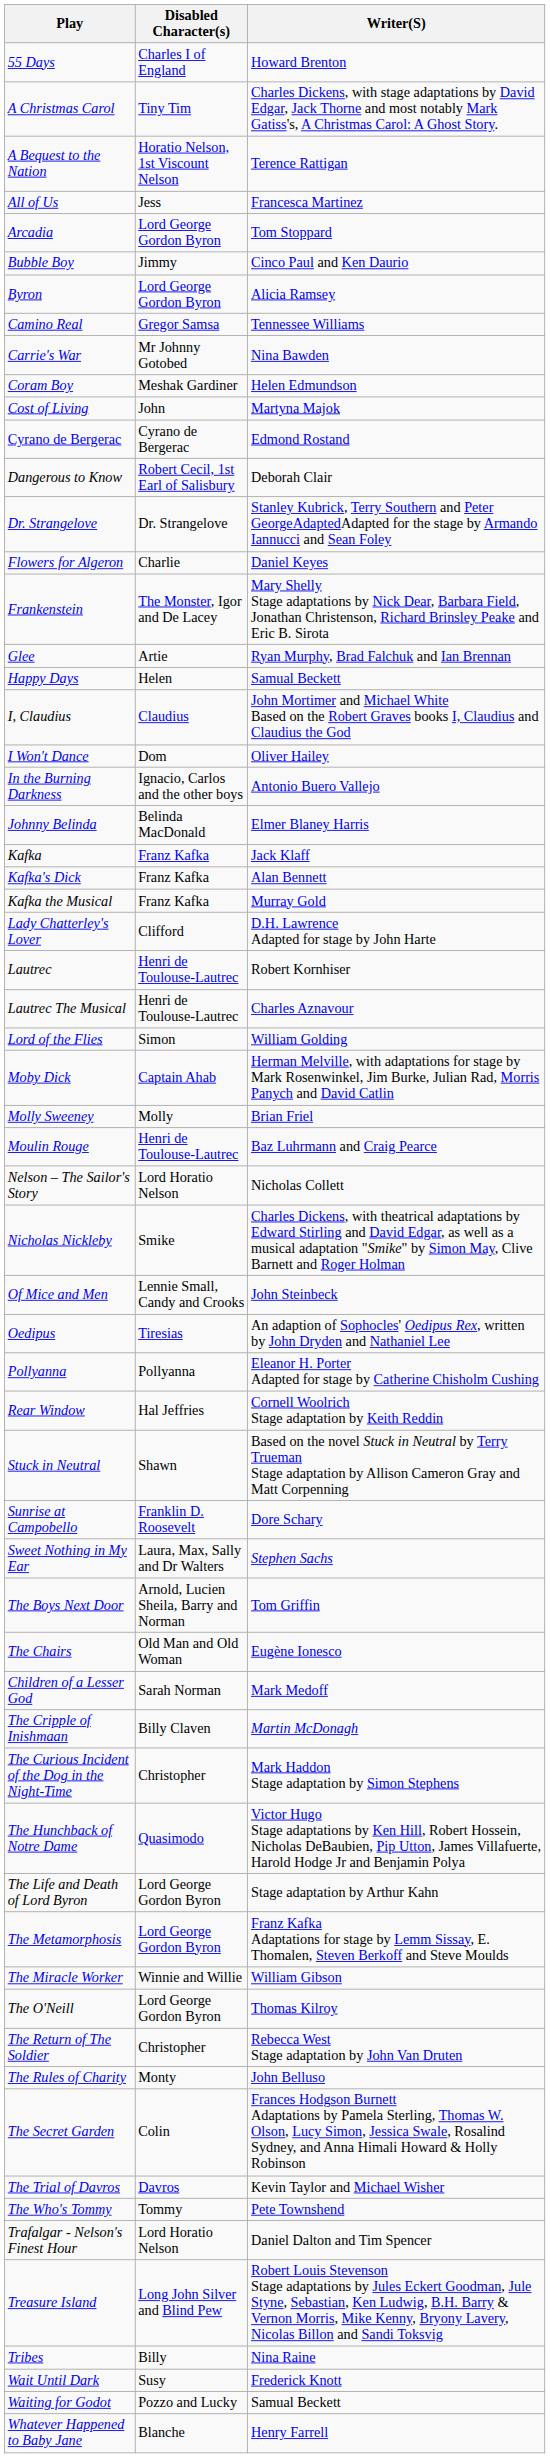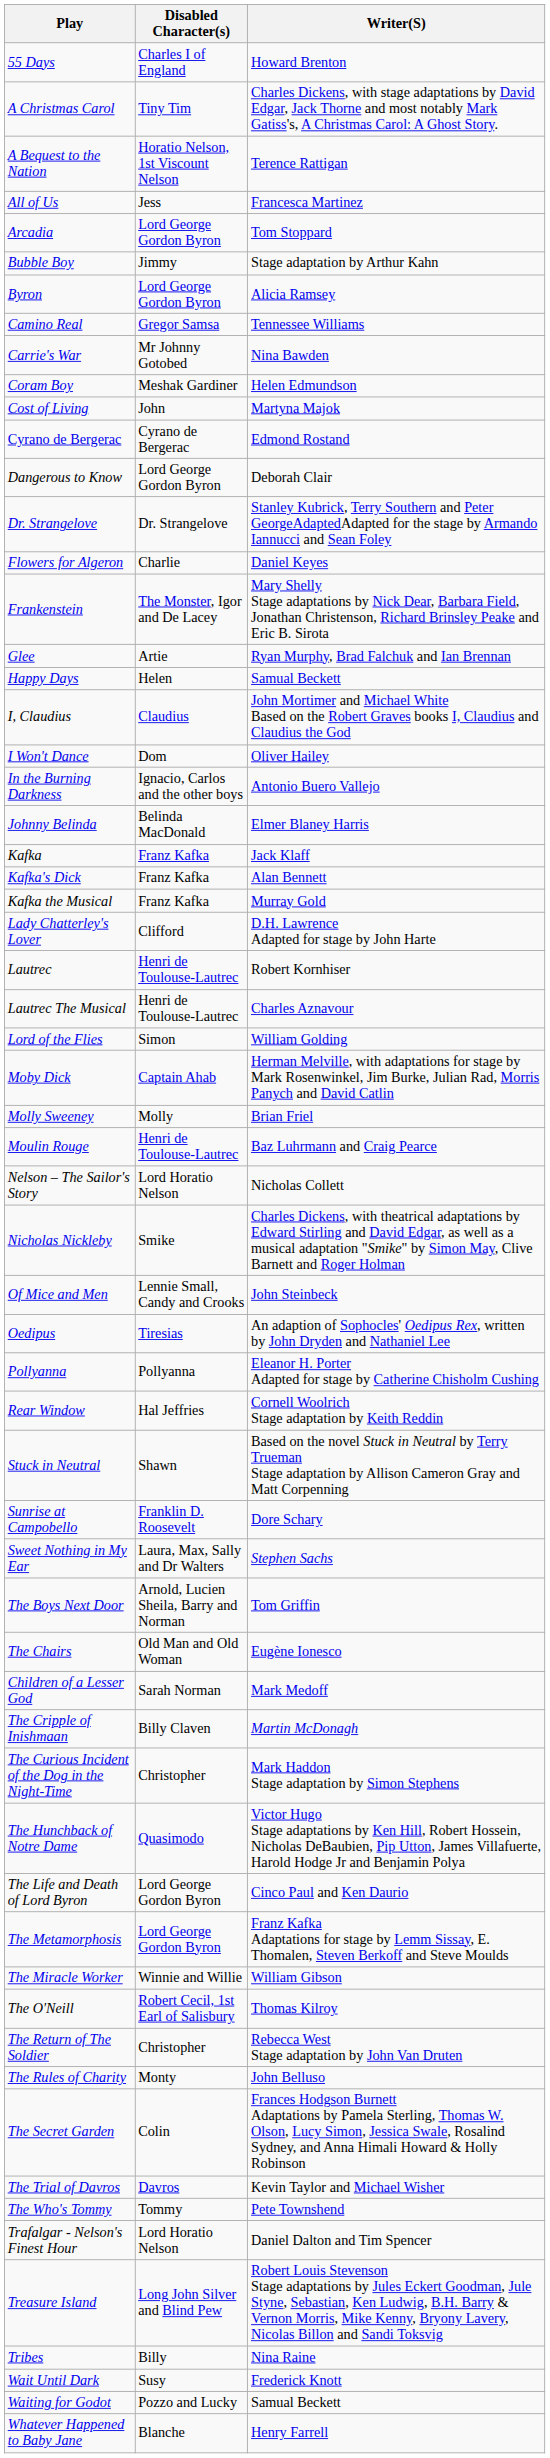(330, 263) Cinco Paul and Ken Daurio -> (345, 263) Stage adaptation by Arthur Kahn
(186, 477) Robert Cecil, 1st Earl of Salisbury -> (180, 477) Lord George Gordon Byron
(345, 1892) Stage adaptation by Arthur Kahn -> (330, 1892) Cinco Paul and Ken Daurio
(180, 2008) Lord George Gordon Byron -> (186, 2008) Robert Cecil, 1st Earl of Salisbury
